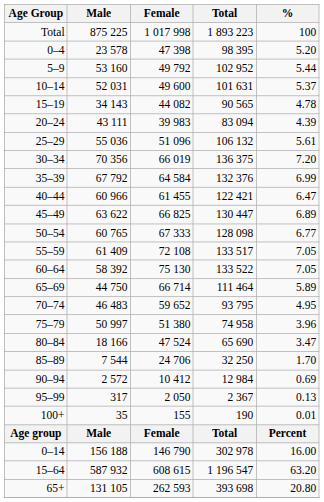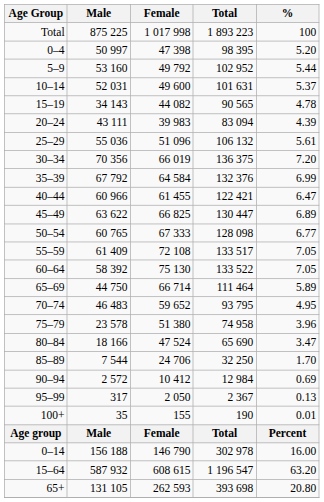(112, 50) 23 578 -> (112, 50) 50 997
(112, 324) 50 997 -> (112, 324) 23 578
